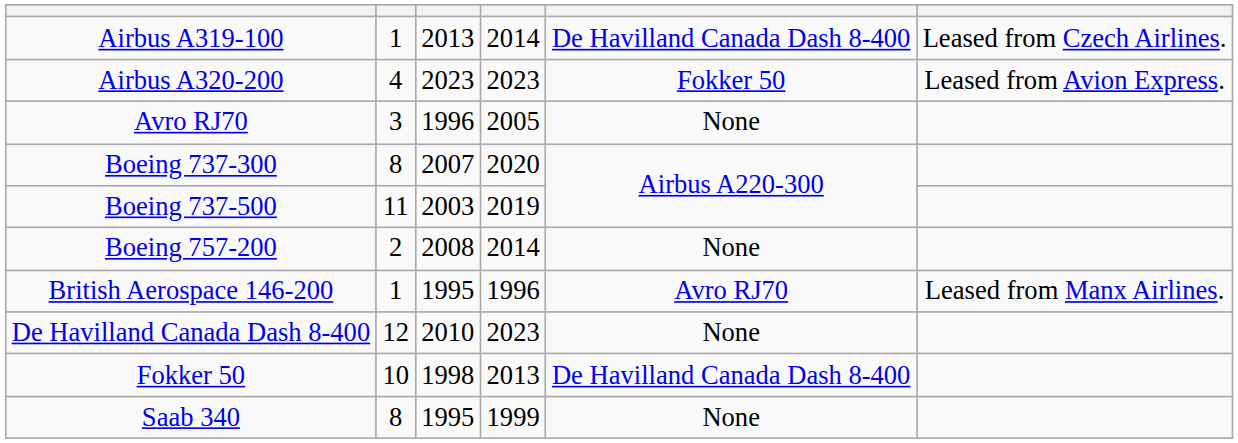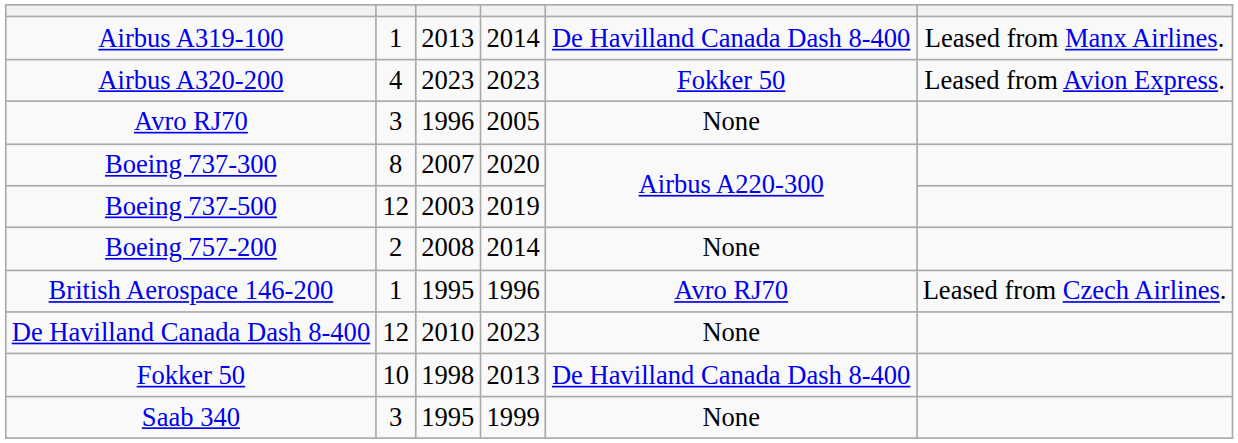(1075, 37) Leased from Czech Airlines. -> (1075, 37) Leased from Manx Airlines.
(396, 206) 11 -> (396, 206) 12
(1075, 290) Leased from Manx Airlines. -> (1075, 290) Leased from Czech Airlines.
(396, 416) 8 -> (396, 416) 3
